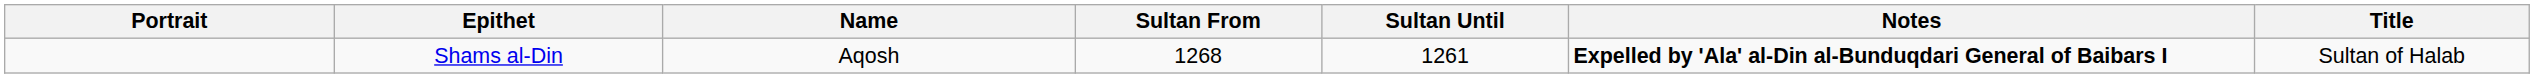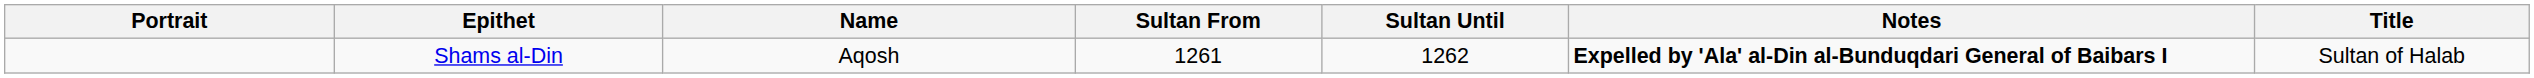(1198, 55) 1268 -> (1198, 55) 1261
(1445, 55) 1261 -> (1445, 55) 1262
